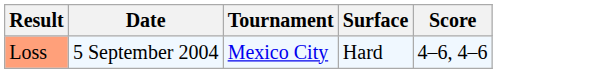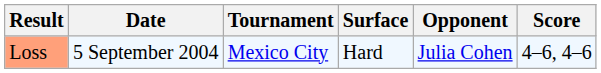+ column: (465, 20)
